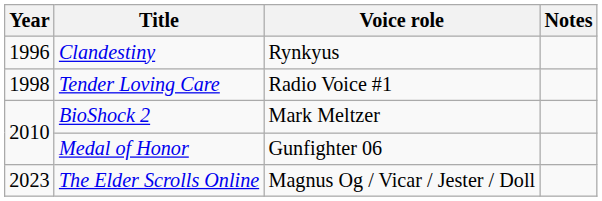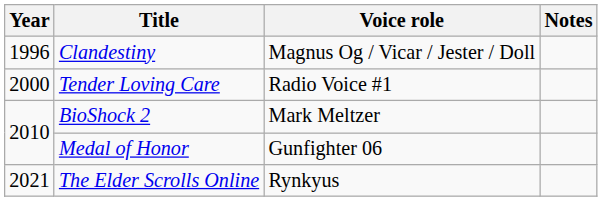(304, 52) Rynkyus -> (402, 52) Magnus Og / Vicar / Jester / Doll
(29, 84) 1998 -> (29, 84) 2000
(29, 180) 2023 -> (29, 180) 2021
(402, 180) Magnus Og / Vicar / Jester / Doll -> (304, 180) Rynkyus
